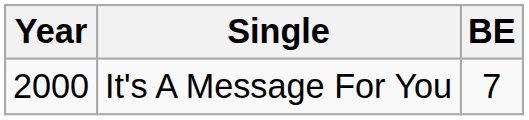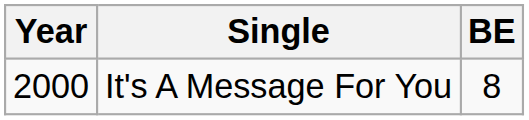(492, 85) 7 -> (492, 85) 8
